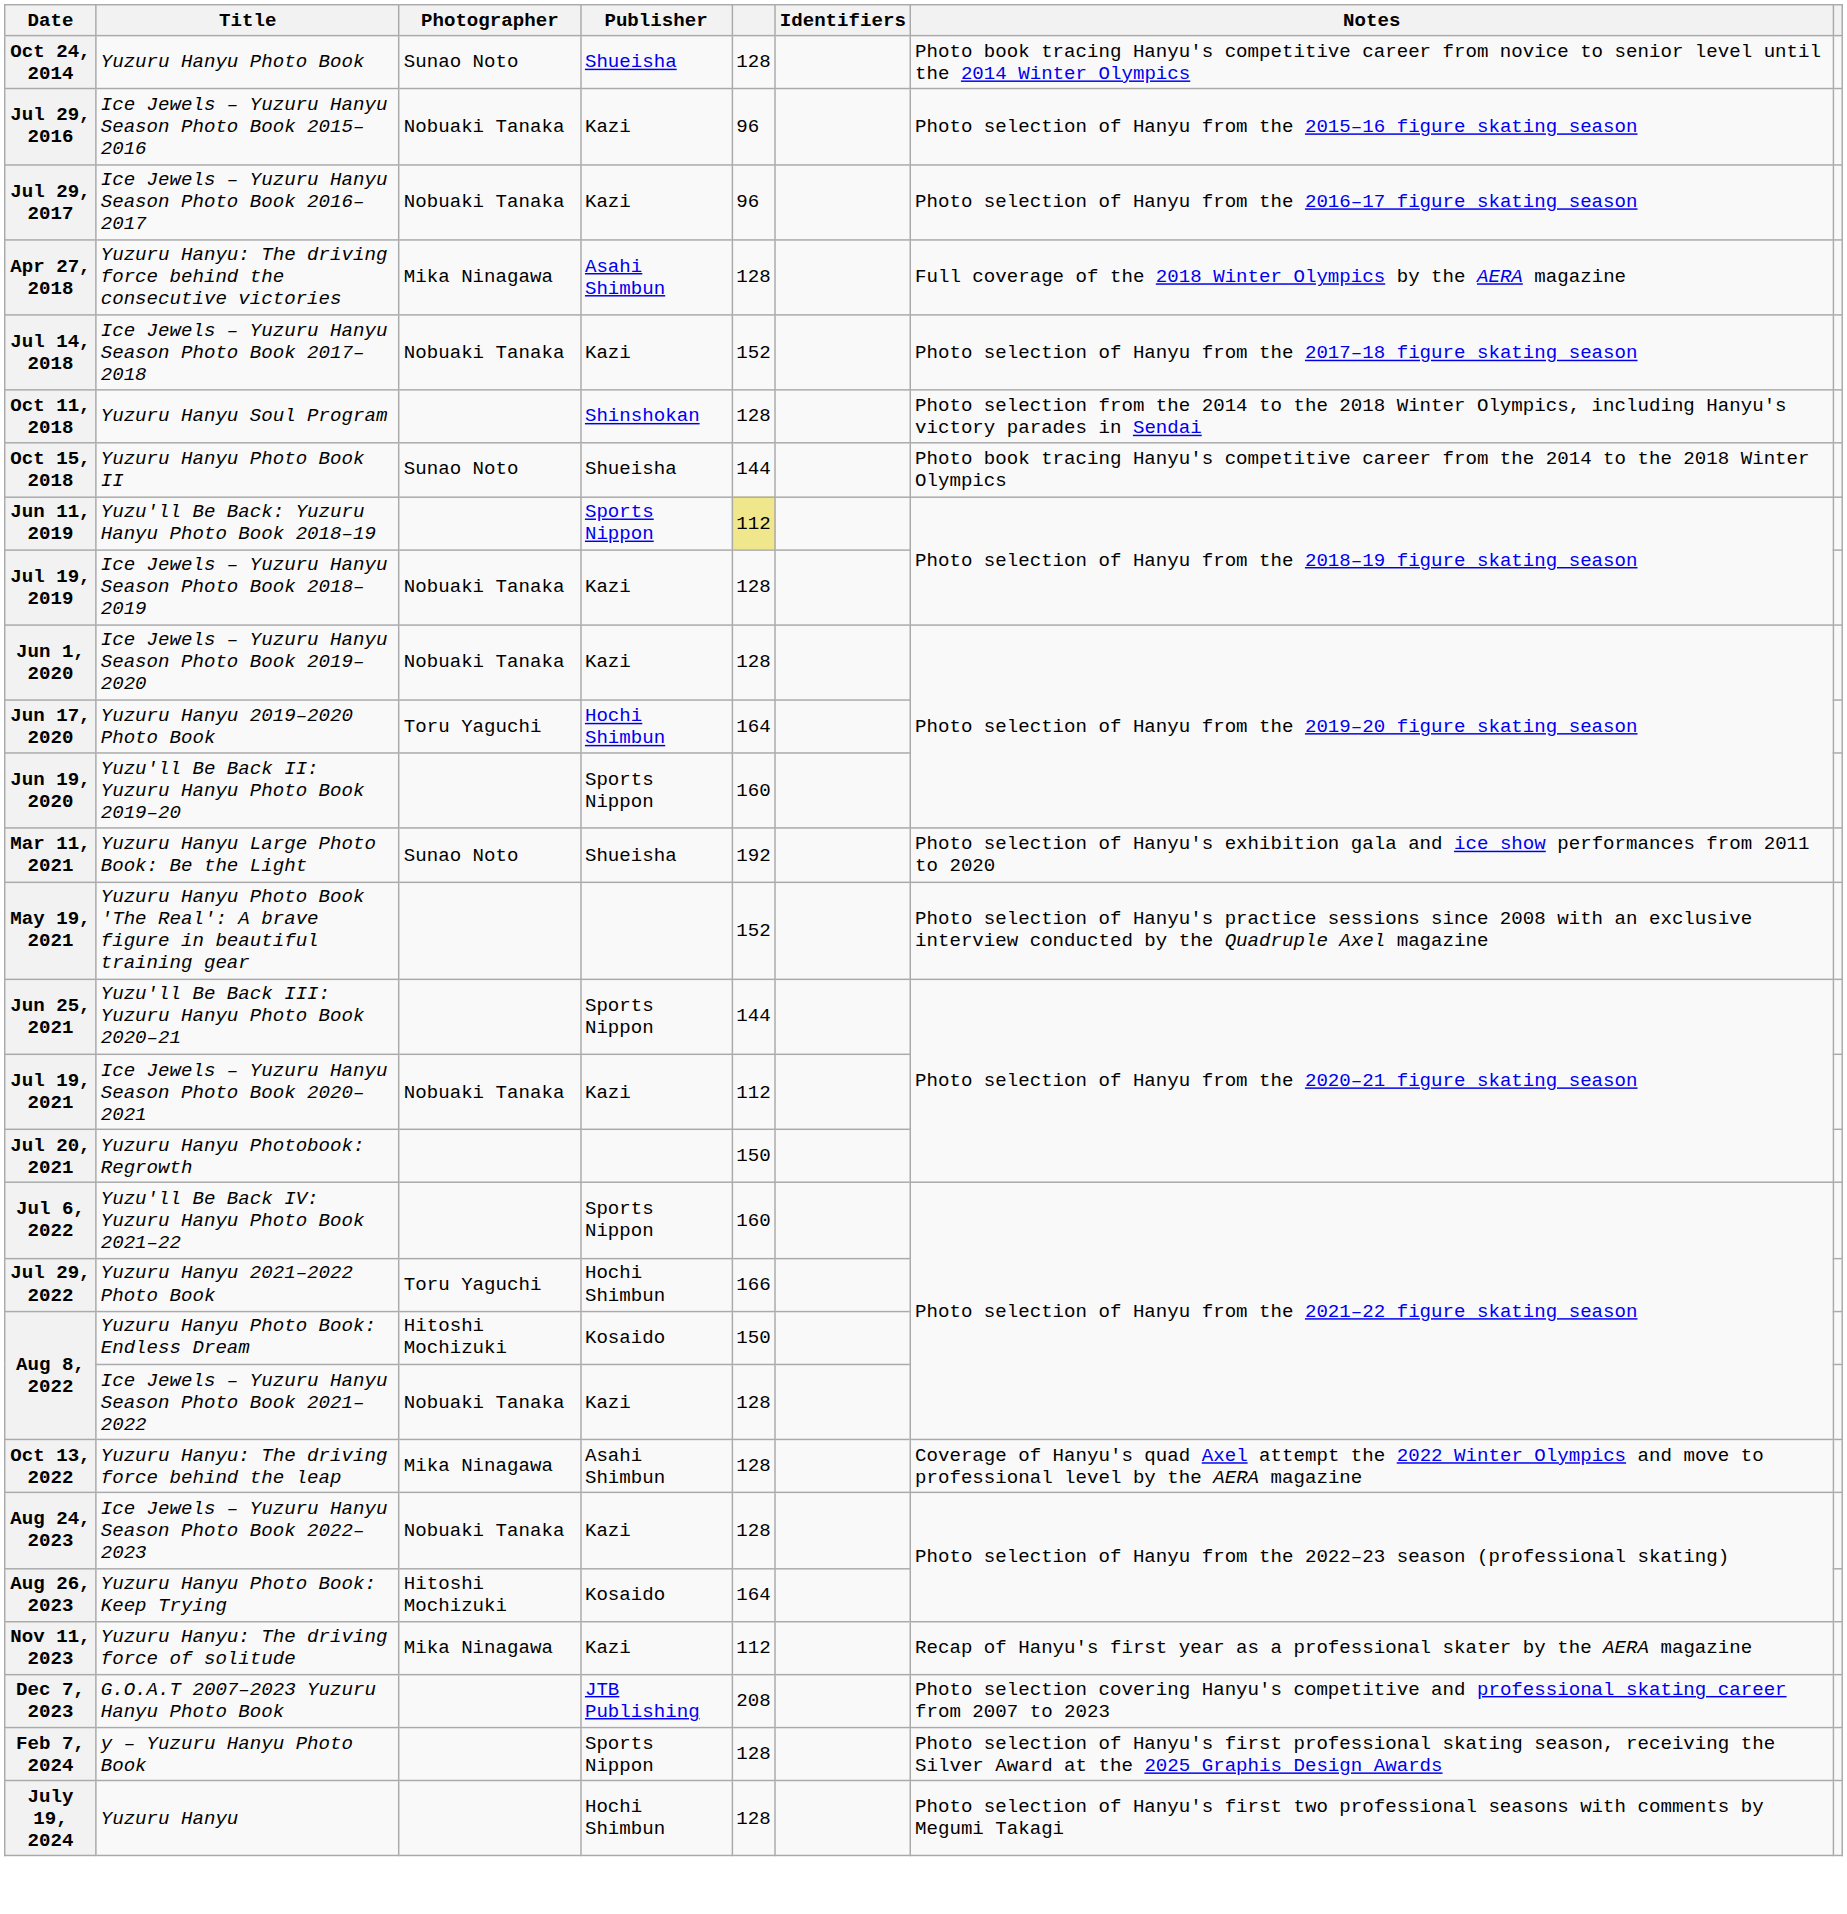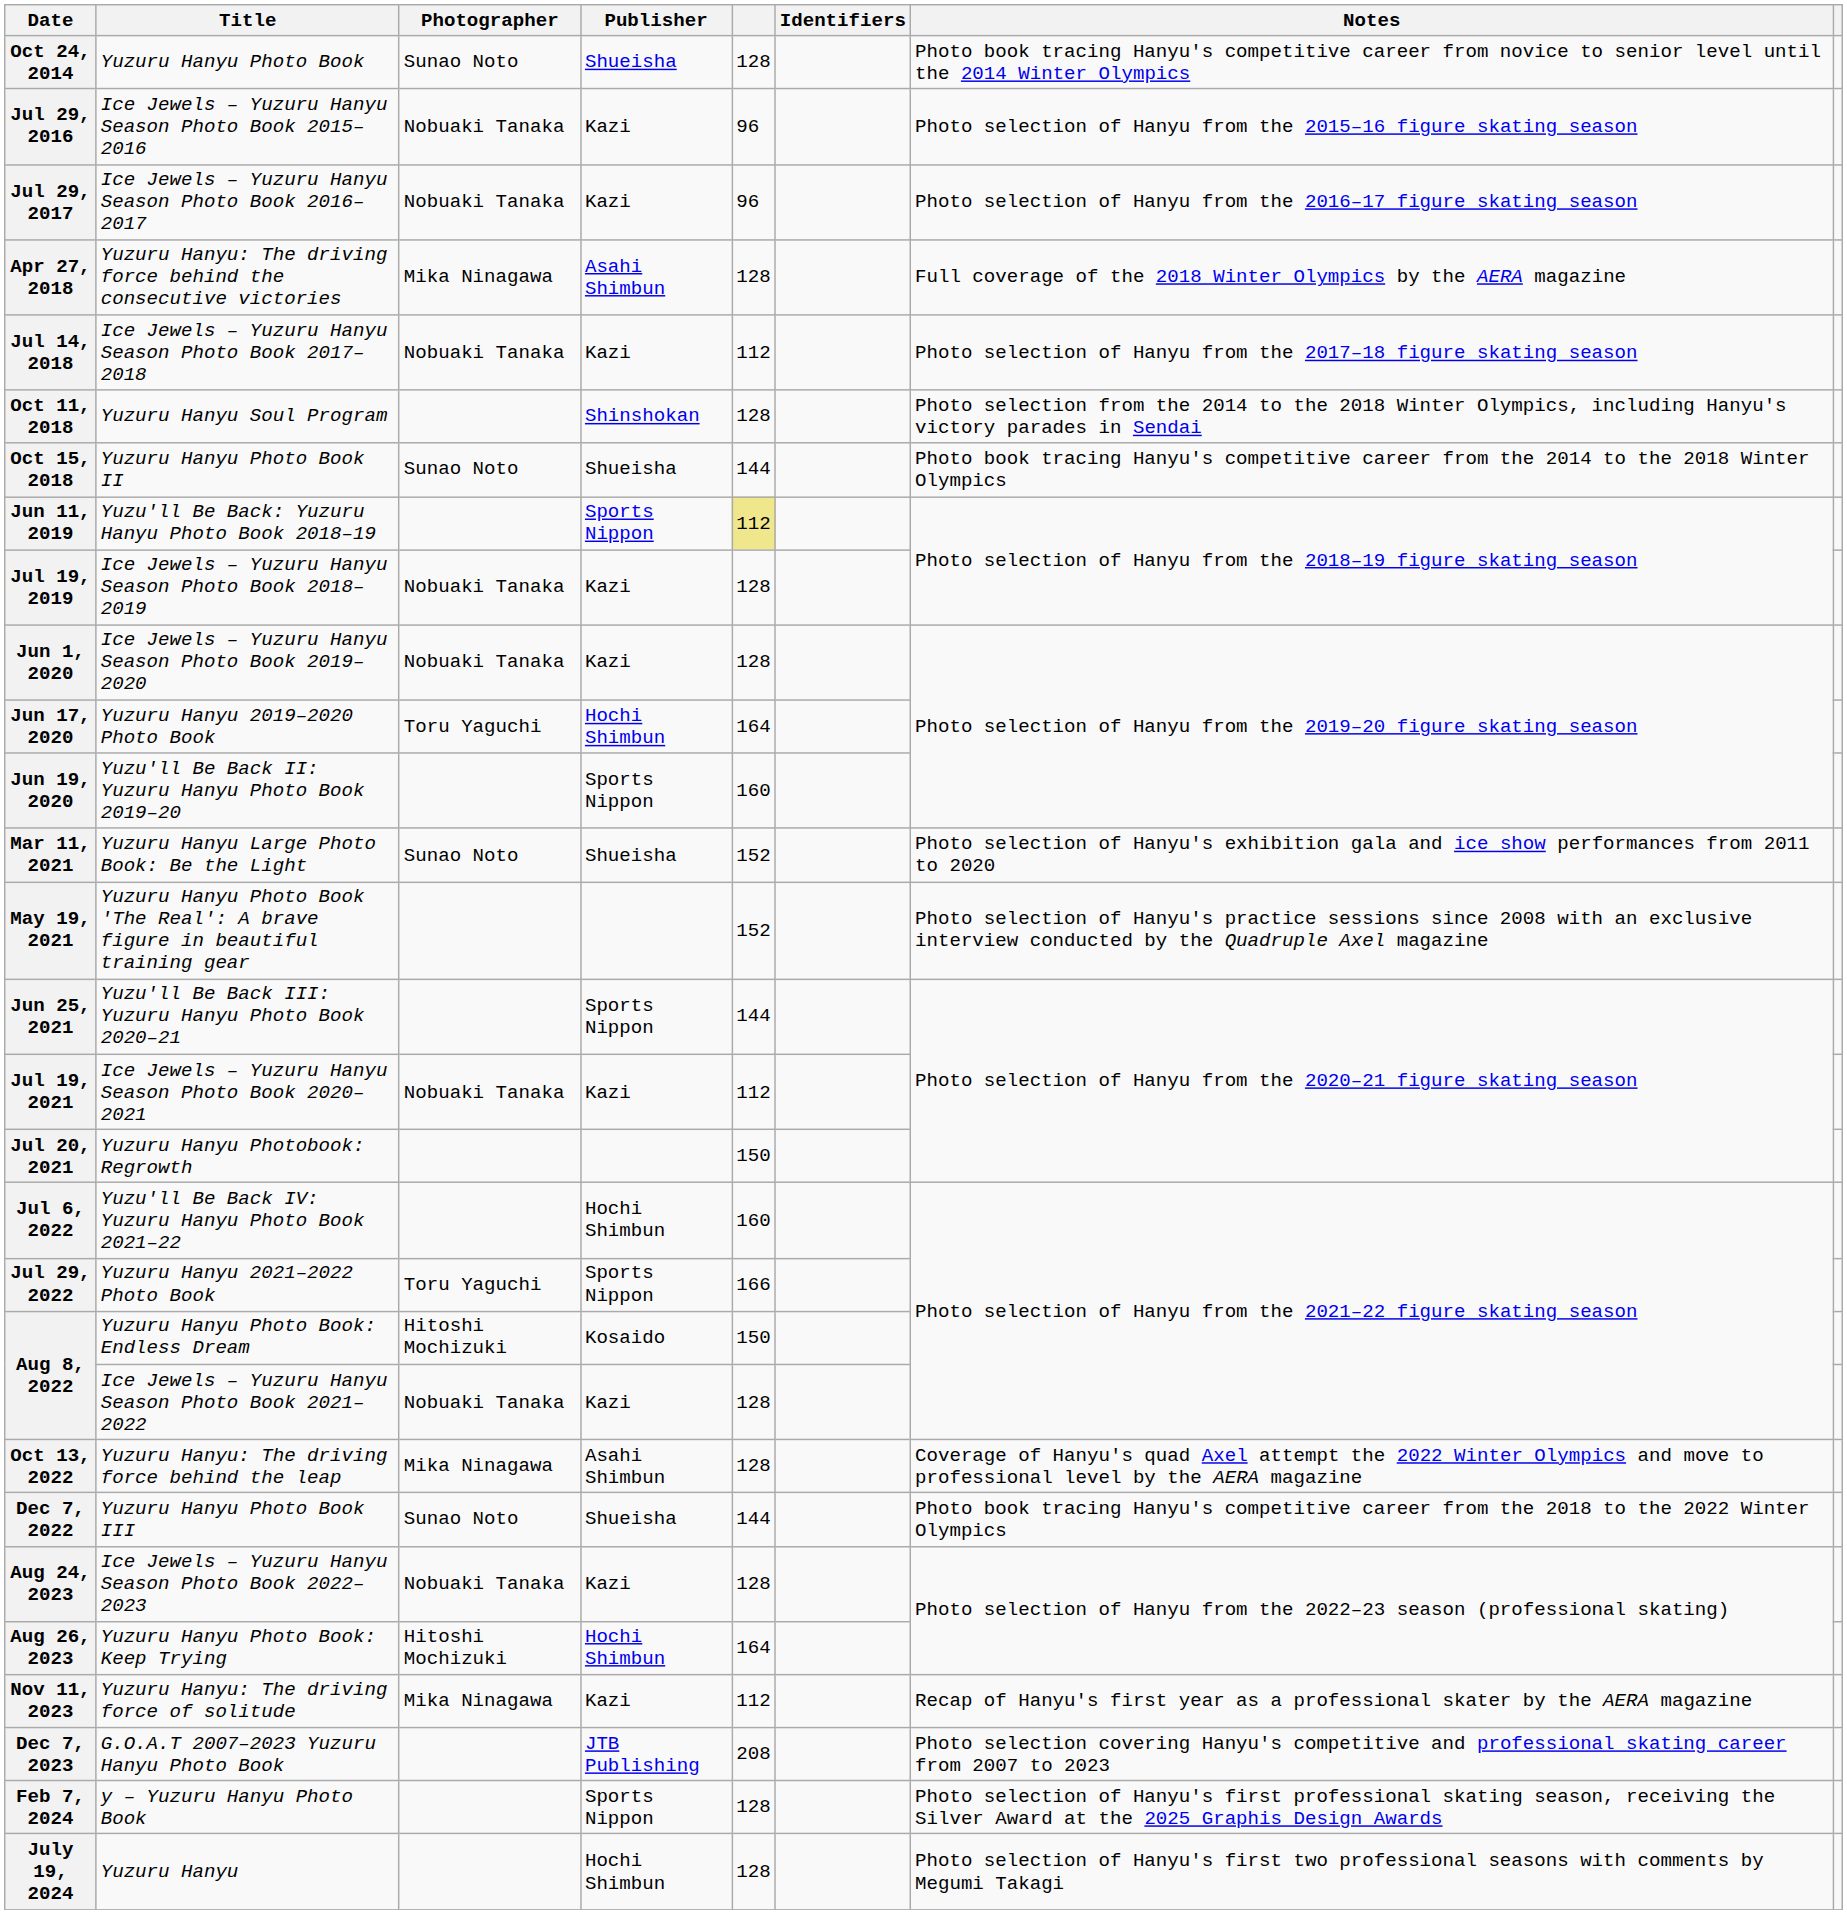(753, 352) 152 -> (753, 352) 112
(753, 855) 192 -> (753, 855) 152
(619, 1220) Sports Nippon -> (625, 1220) Hochi Shimbun
(625, 1285) Hochi Shimbun -> (619, 1285) Sports Nippon
+ row: (50, 1519)
(625, 1595) Kosaido -> (625, 1648) Hochi Shimbun
